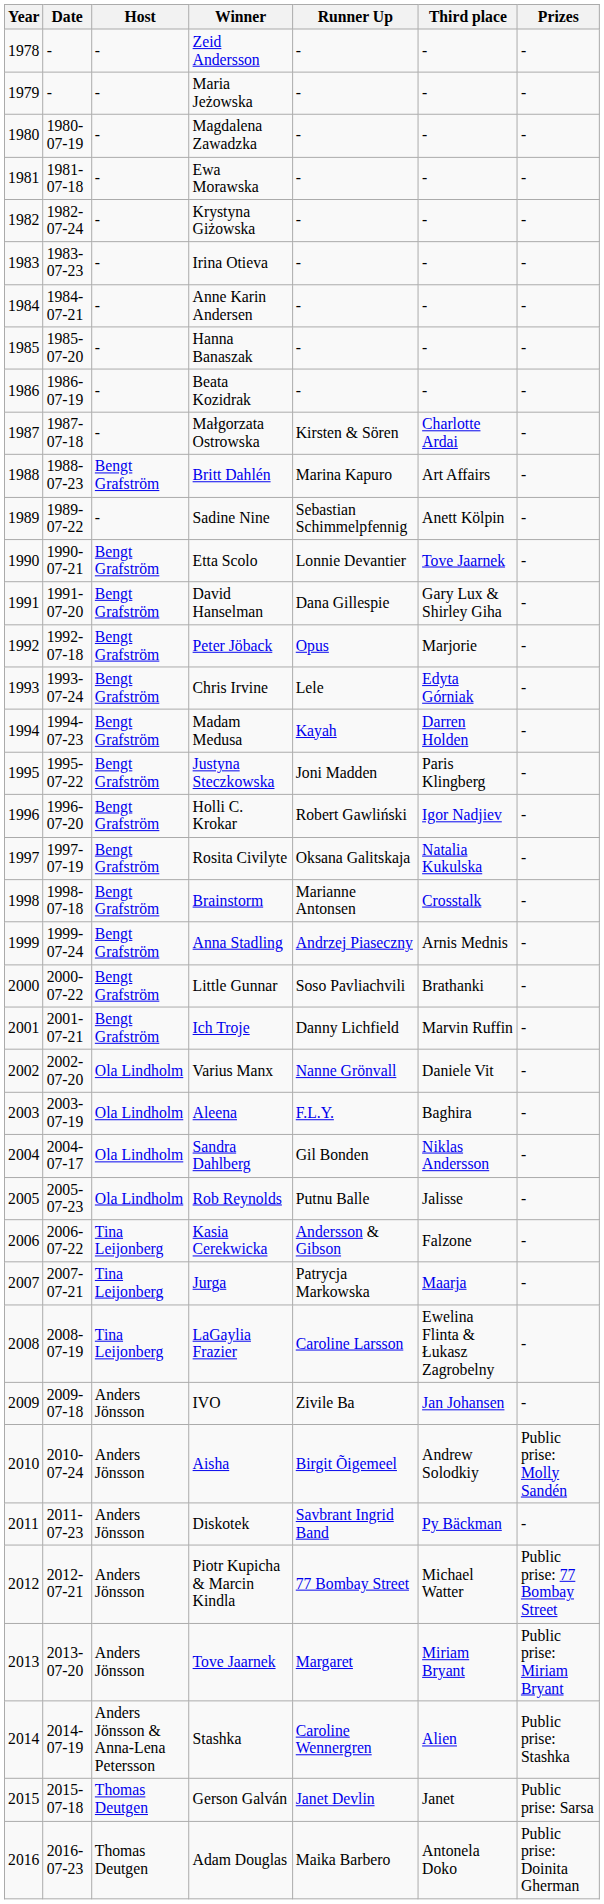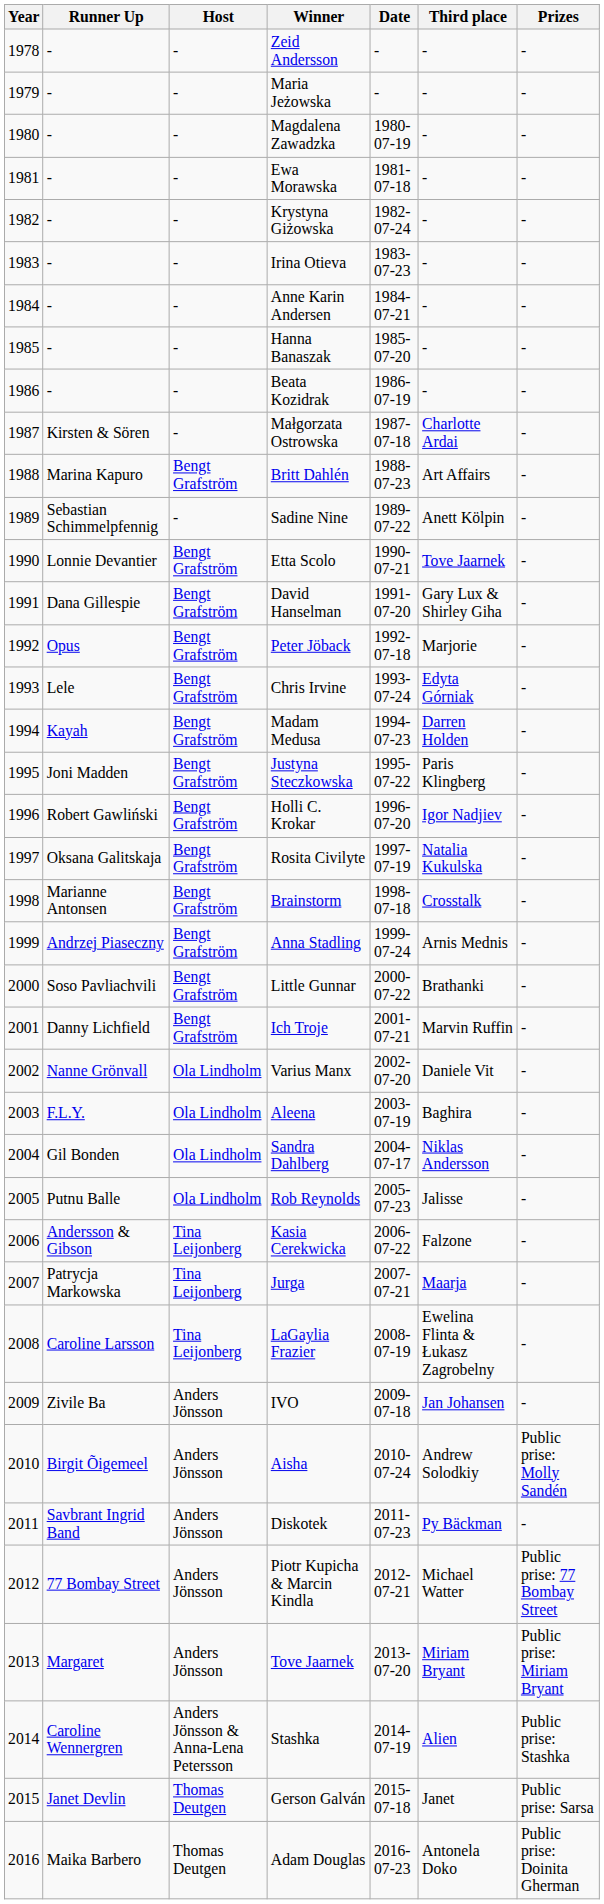columns swapped: (67, 16) <-> (355, 16)
